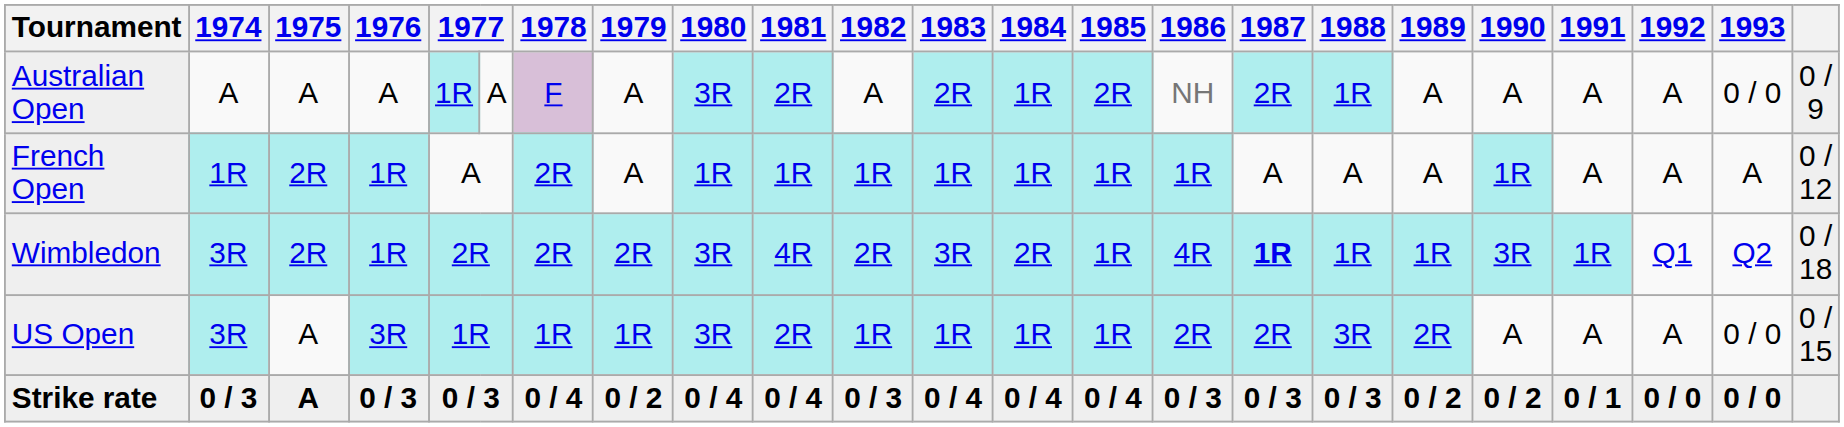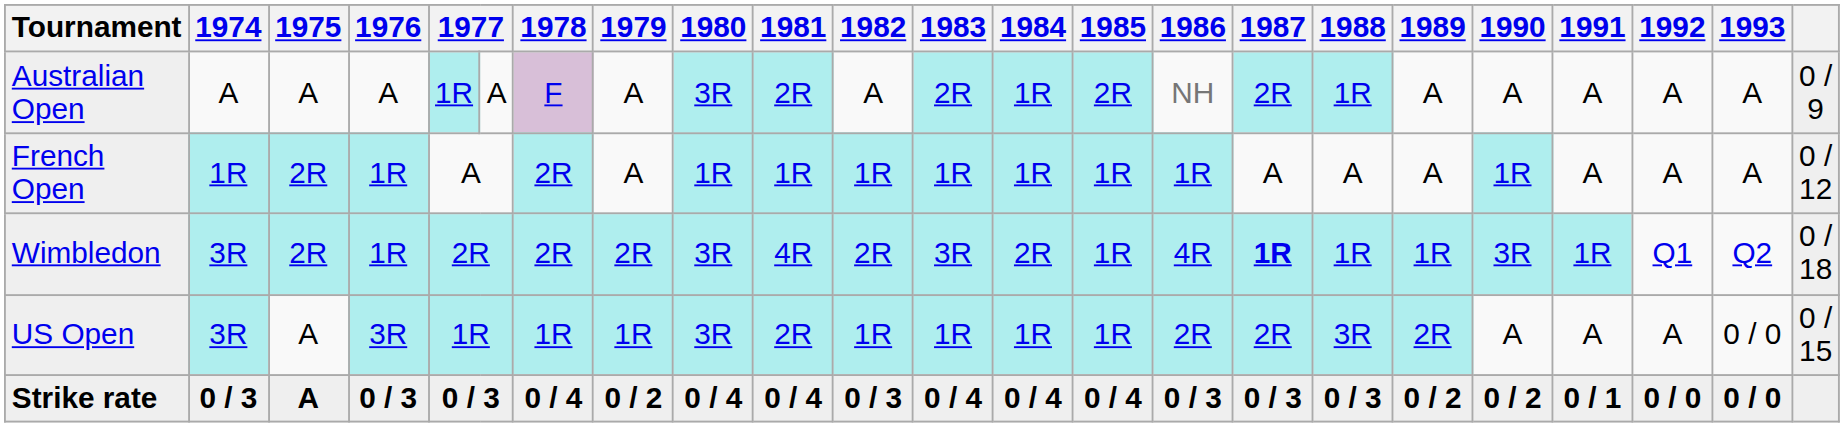(1752, 92) 0 / 0 -> (1752, 92) A
